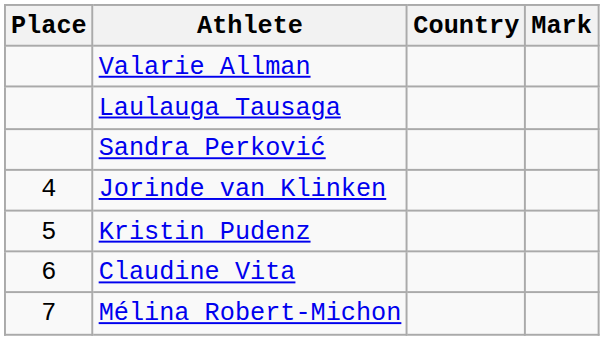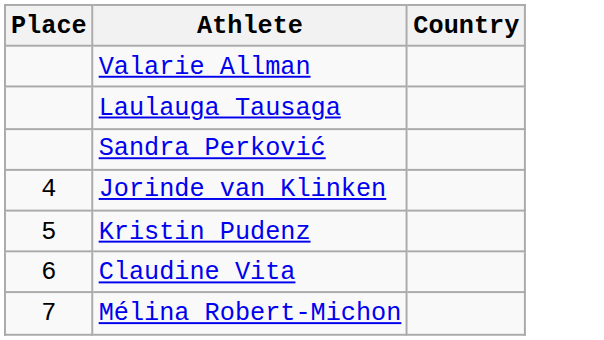- column: (562, 26)
